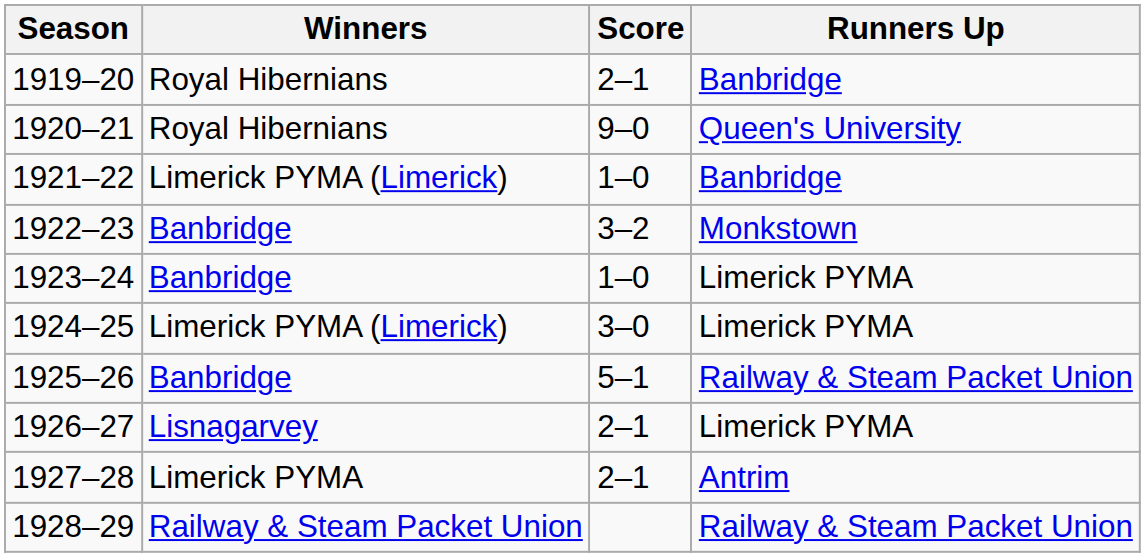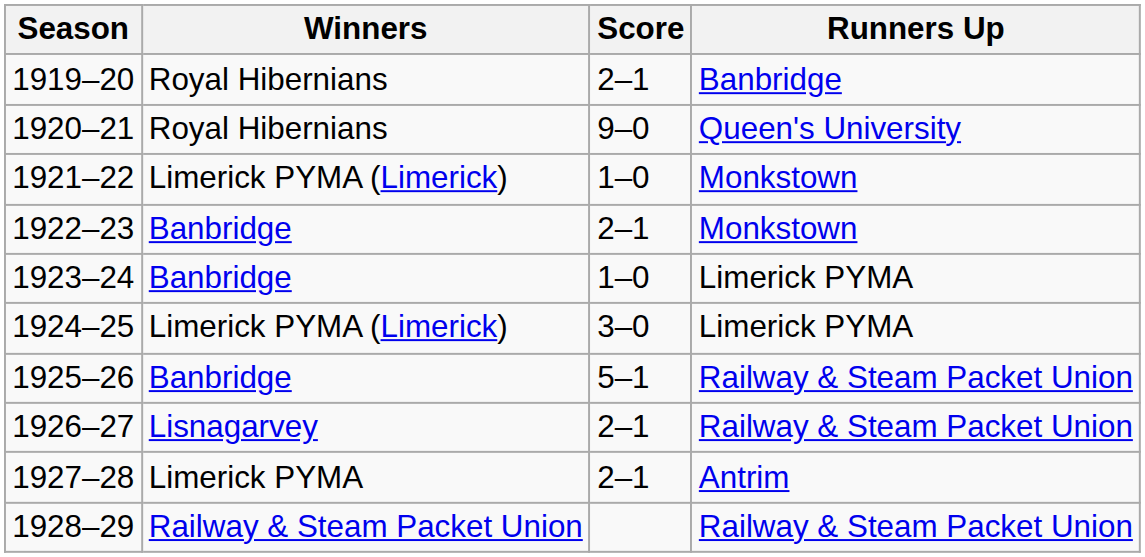(770, 178) Banbridge -> (778, 178) Monkstown
(623, 228) 3–2 -> (623, 228) 2–1
(806, 427) Limerick PYMA -> (916, 427) Railway & Steam Packet Union
